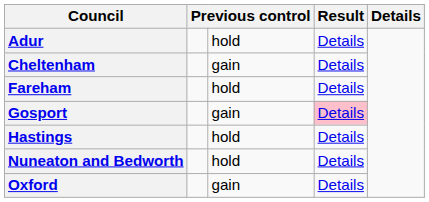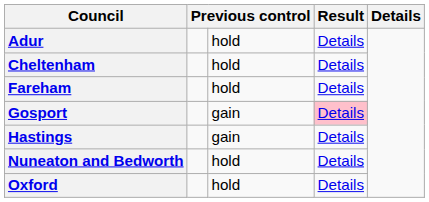(226, 64) gain -> (226, 64) hold
(226, 137) hold -> (226, 137) gain
(226, 185) gain -> (226, 185) hold
